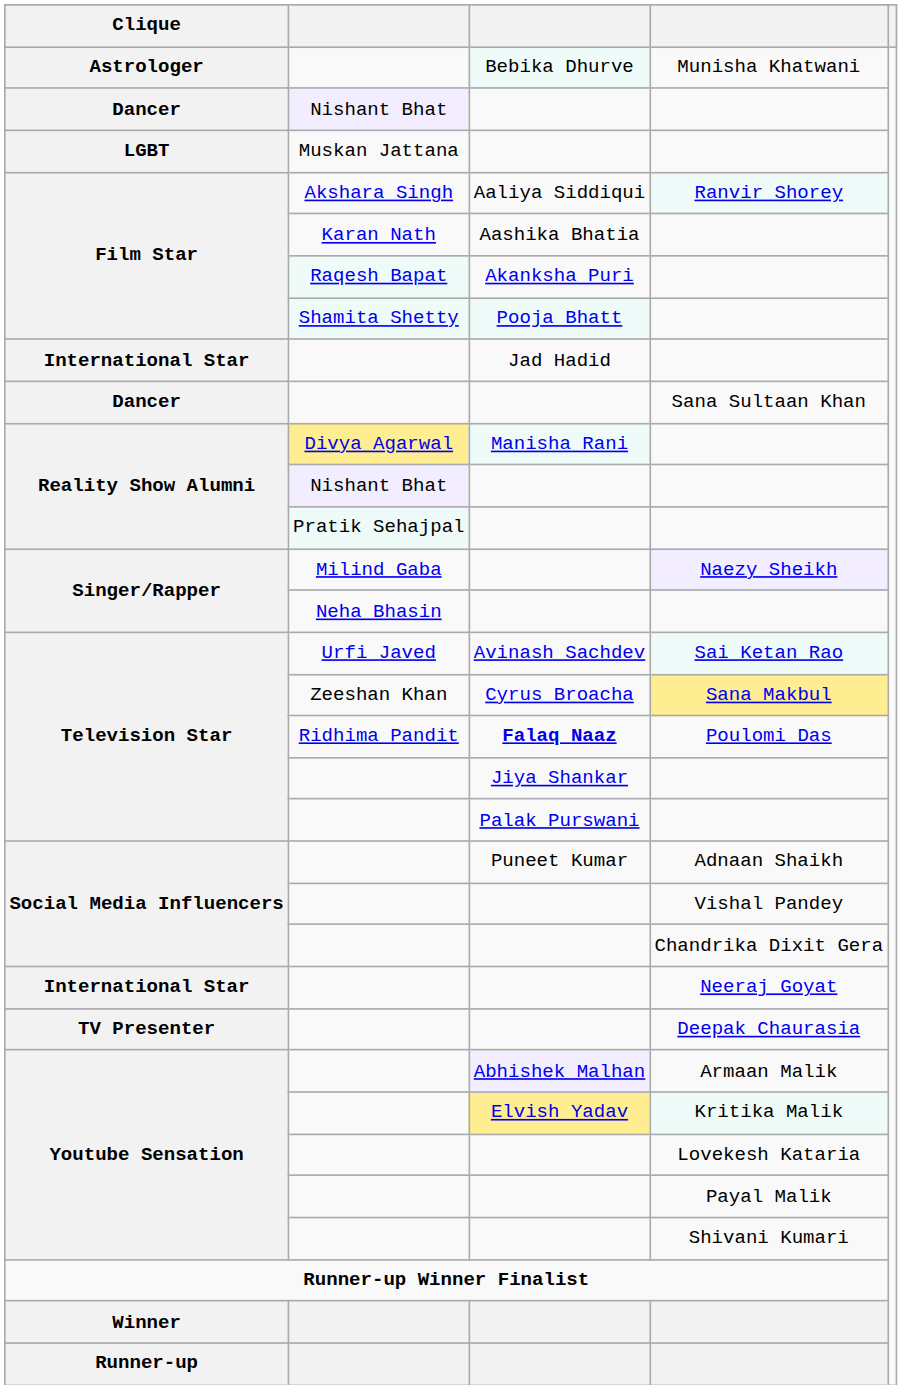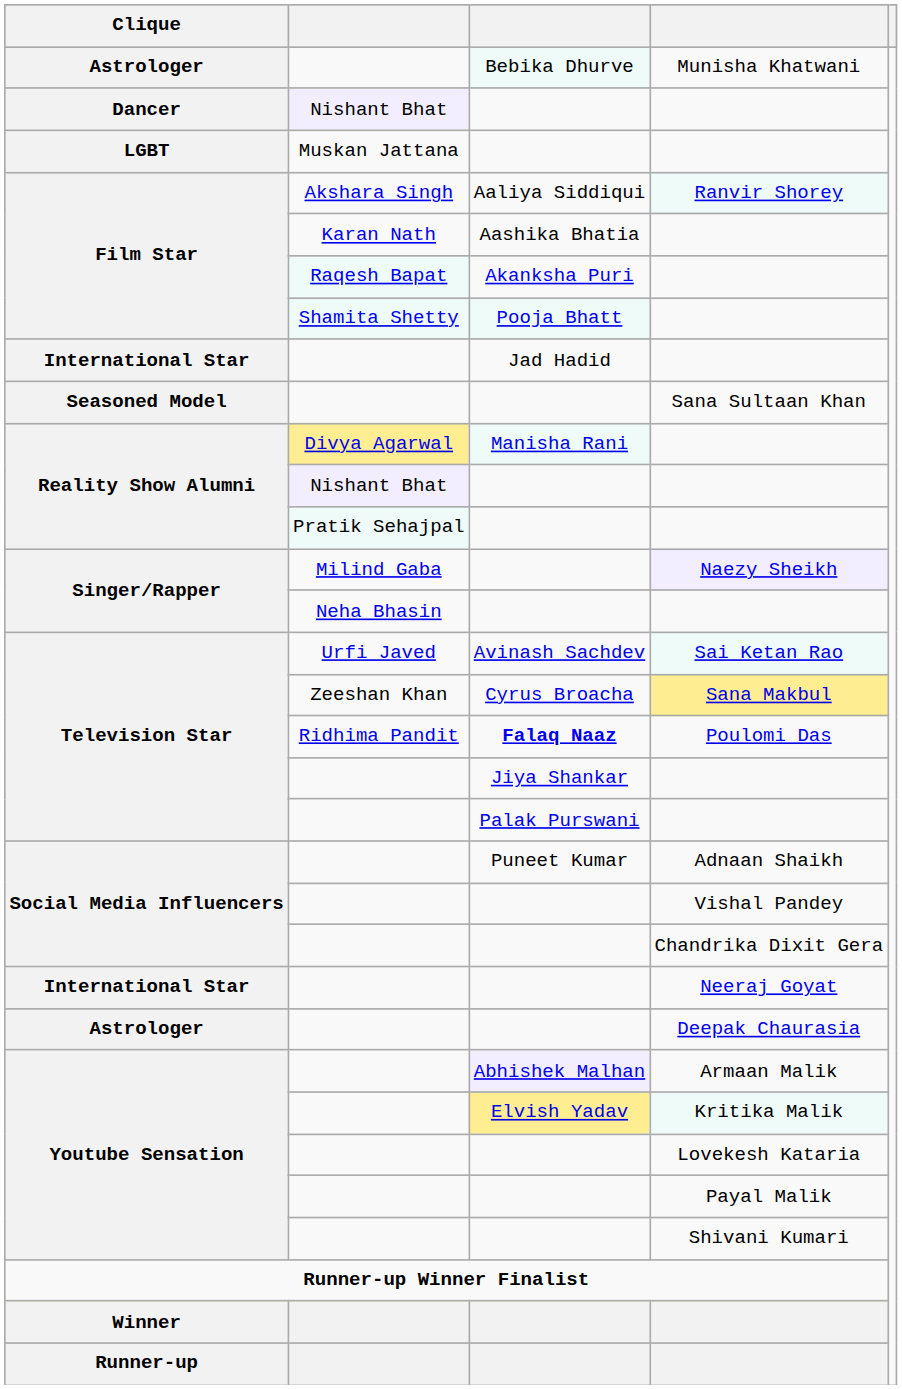(147, 402) Dancer -> (147, 402) Seasoned Model
(147, 1029) TV Presenter -> (147, 1029) Astrologer
